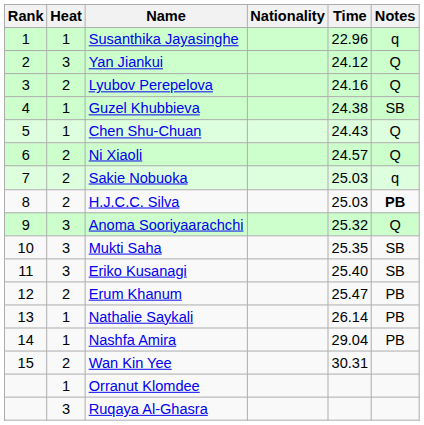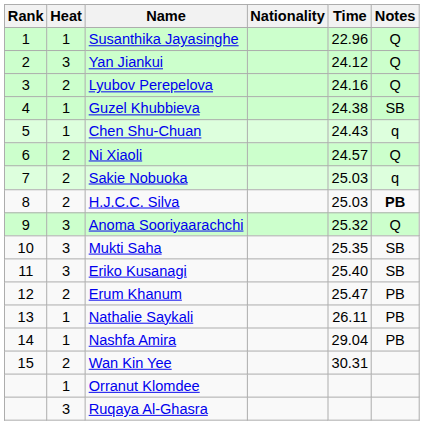(395, 39) q -> (395, 39) Q
(395, 132) Q -> (395, 132) q
(350, 317) 26.14 -> (350, 317) 26.11
